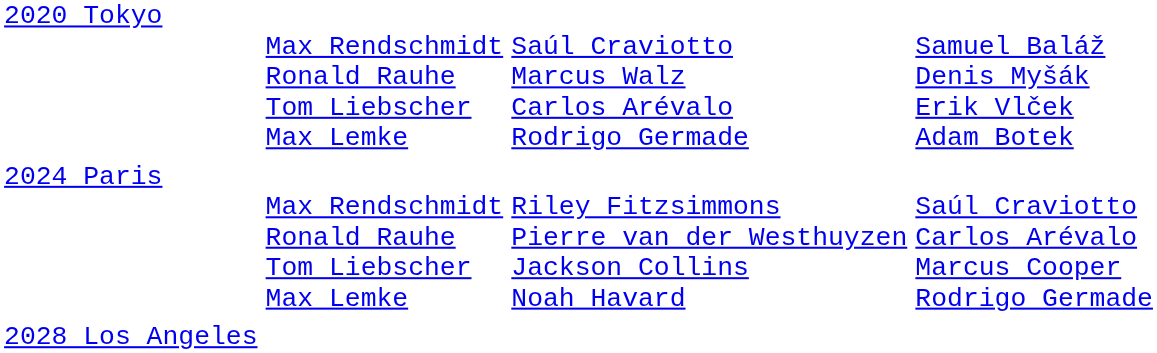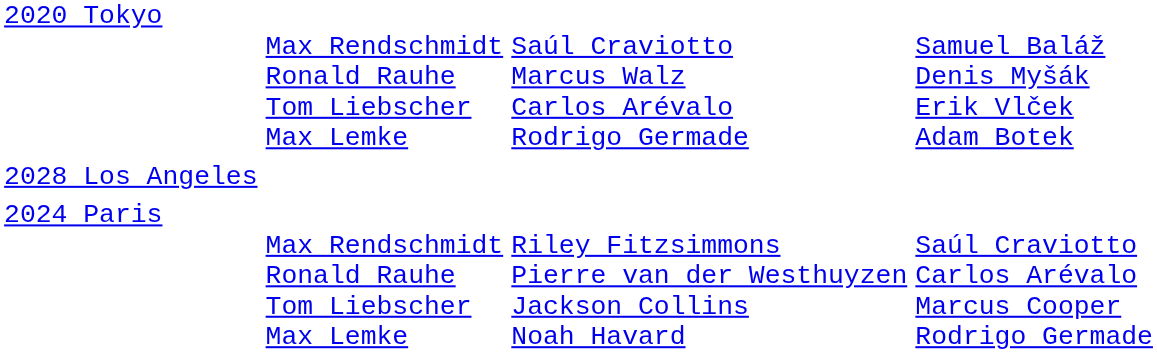rows swapped: (83, 177) <-> (131, 337)
